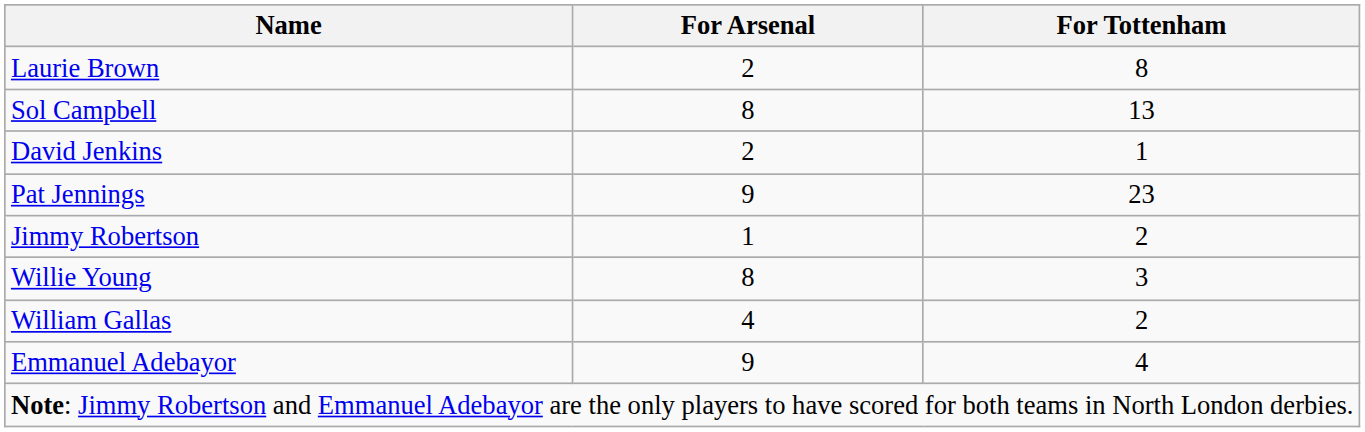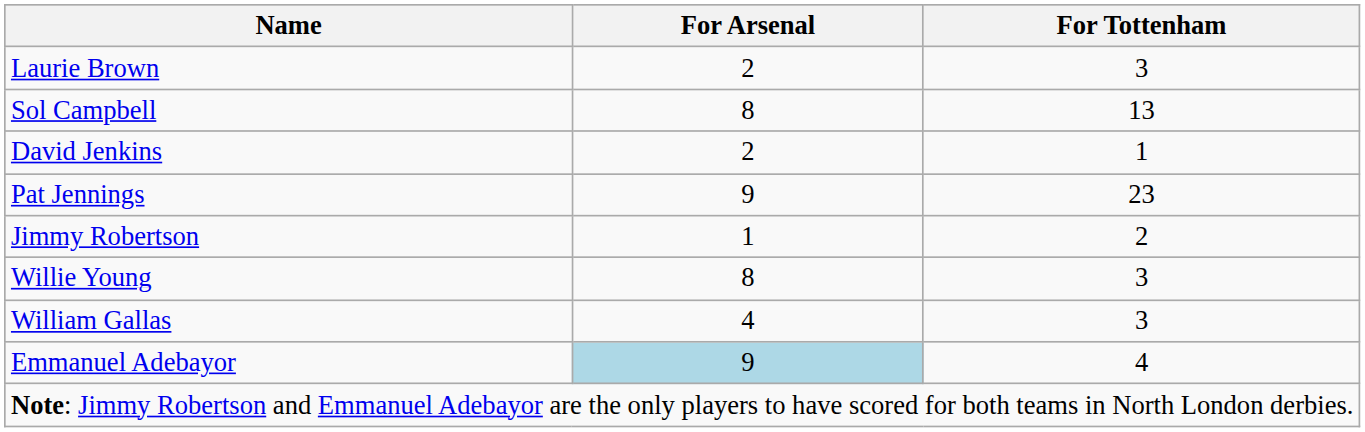(1142, 67) 8 -> (1142, 67) 3
(1142, 320) 2 -> (1142, 320) 3
(748, 362) no background -> (748, 362) lightblue background
